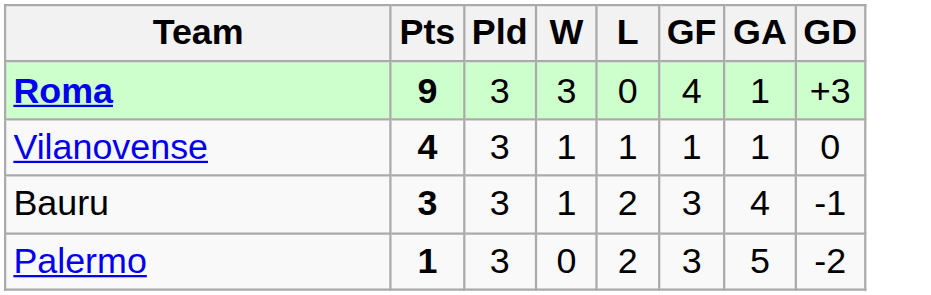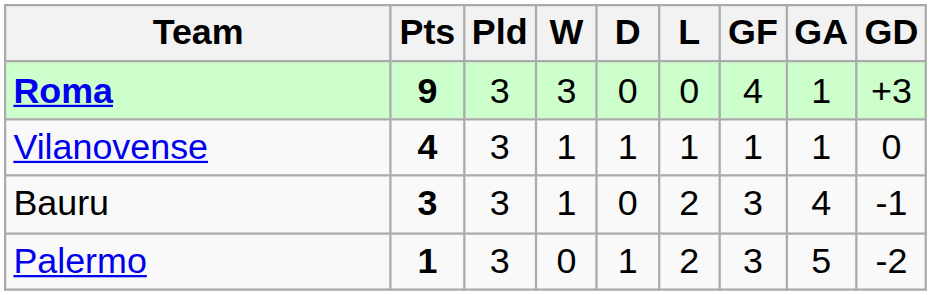+ column: (628, 32)
